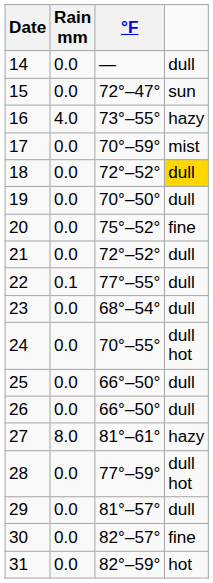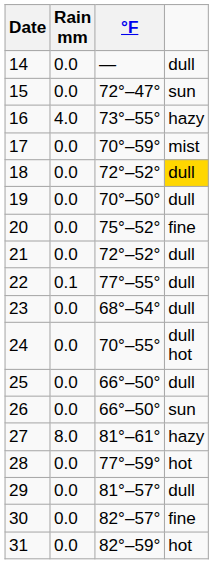(182, 409) dull -> (182, 409) sun
(182, 473) dull hot -> (180, 463) hot
